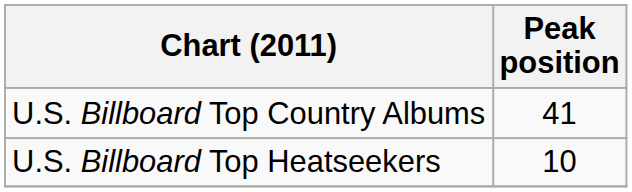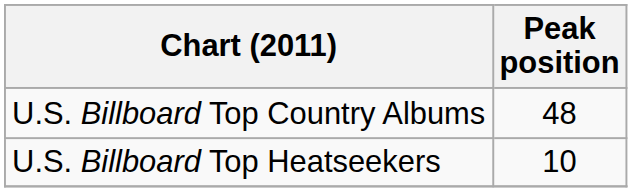(560, 112) 41 -> (560, 112) 48
